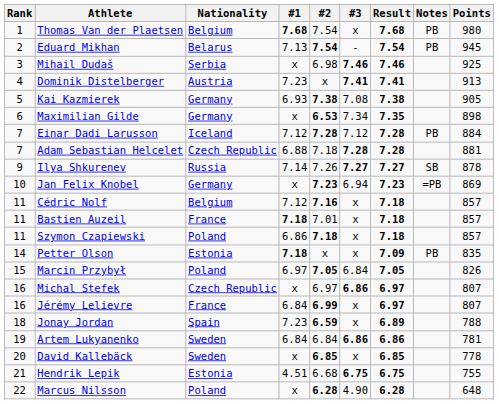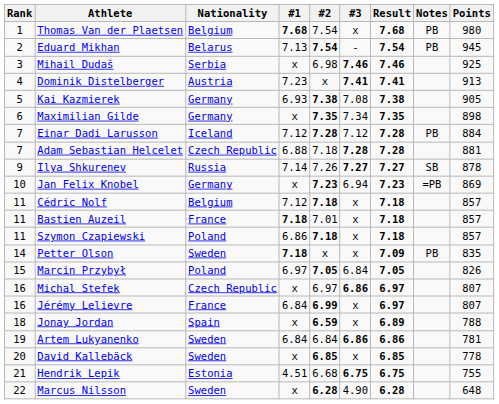(325, 116) 6.53 -> (325, 116) 7.35
(325, 202) 7.16 -> (325, 202) 7.18
(210, 253) Estonia -> (207, 253) Sweden
(295, 322) 7.23 -> (295, 322) x
(207, 391) Poland -> (207, 391) Sweden
